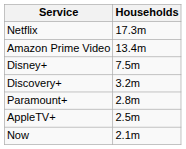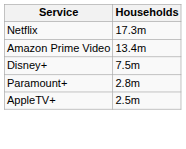- row: (34, 83)
- row: (18, 135)
